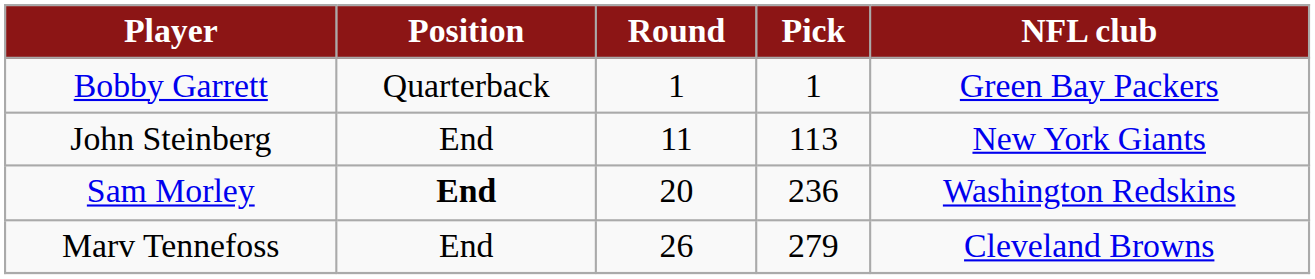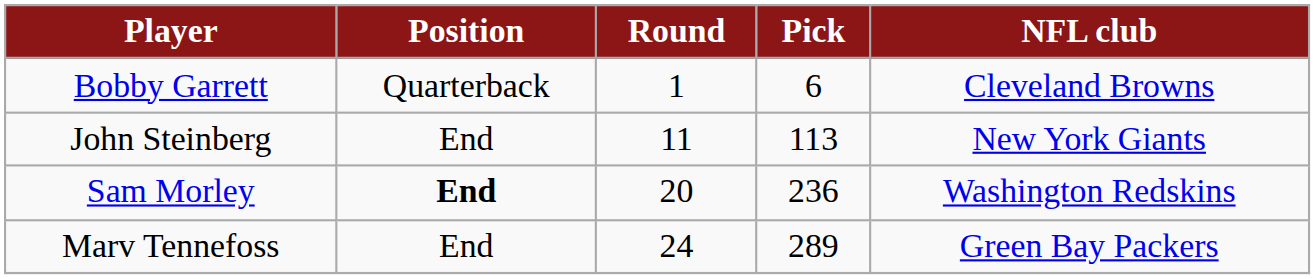(813, 84) 1 -> (813, 84) 6
(1089, 84) Green Bay Packers -> (1089, 84) Cleveland Browns
(676, 245) 26 -> (676, 245) 24
(813, 245) 279 -> (813, 245) 289
(1089, 245) Cleveland Browns -> (1089, 245) Green Bay Packers
